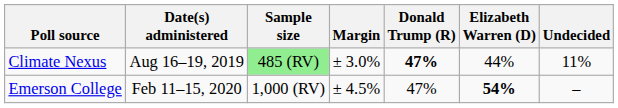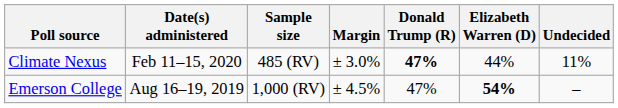(187, 61) Aug 16–19, 2019 -> (187, 61) Feb 11–15, 2020
(288, 61) lightgreen background -> (288, 61) no background
(187, 89) Feb 11–15, 2020 -> (187, 89) Aug 16–19, 2019
